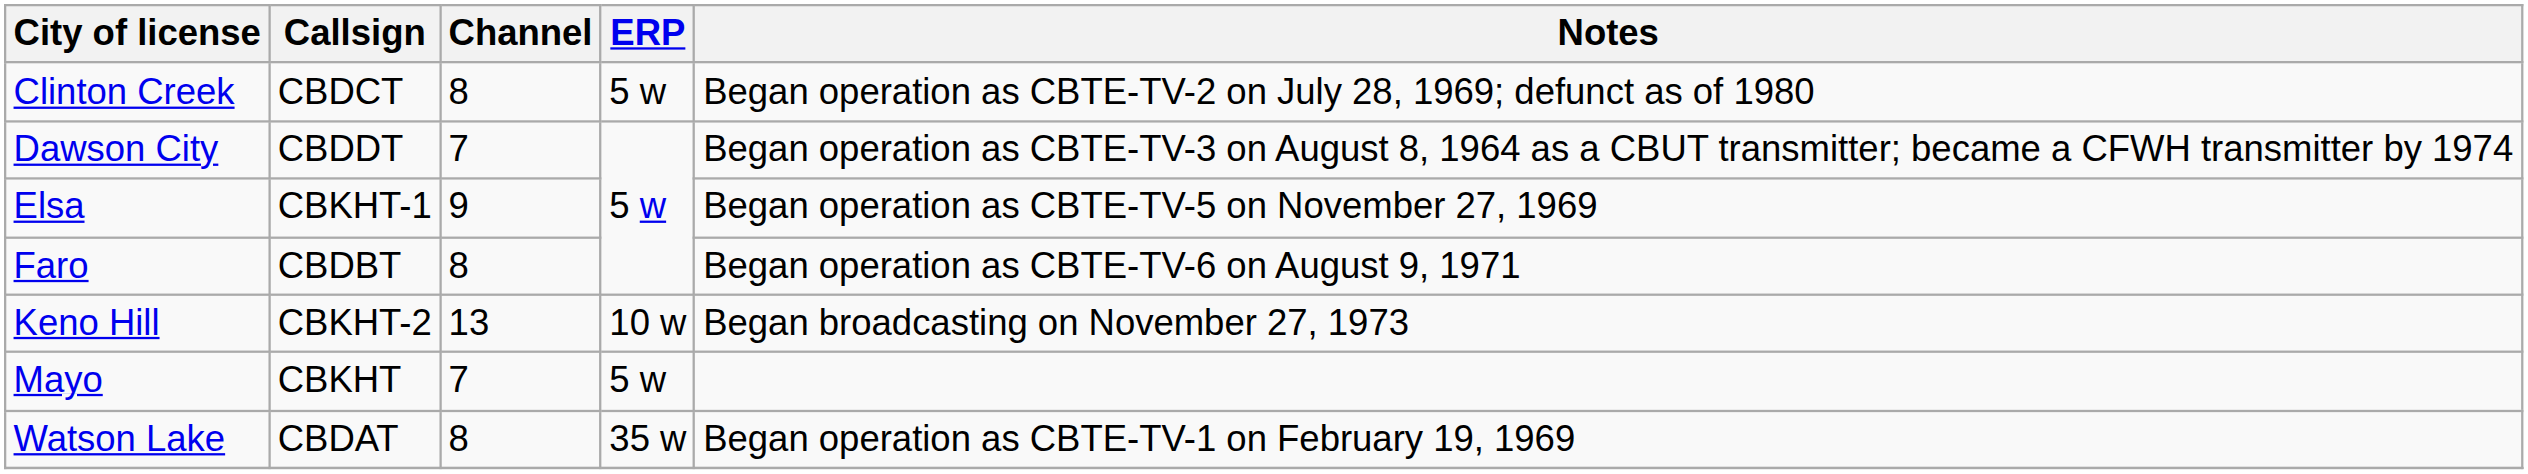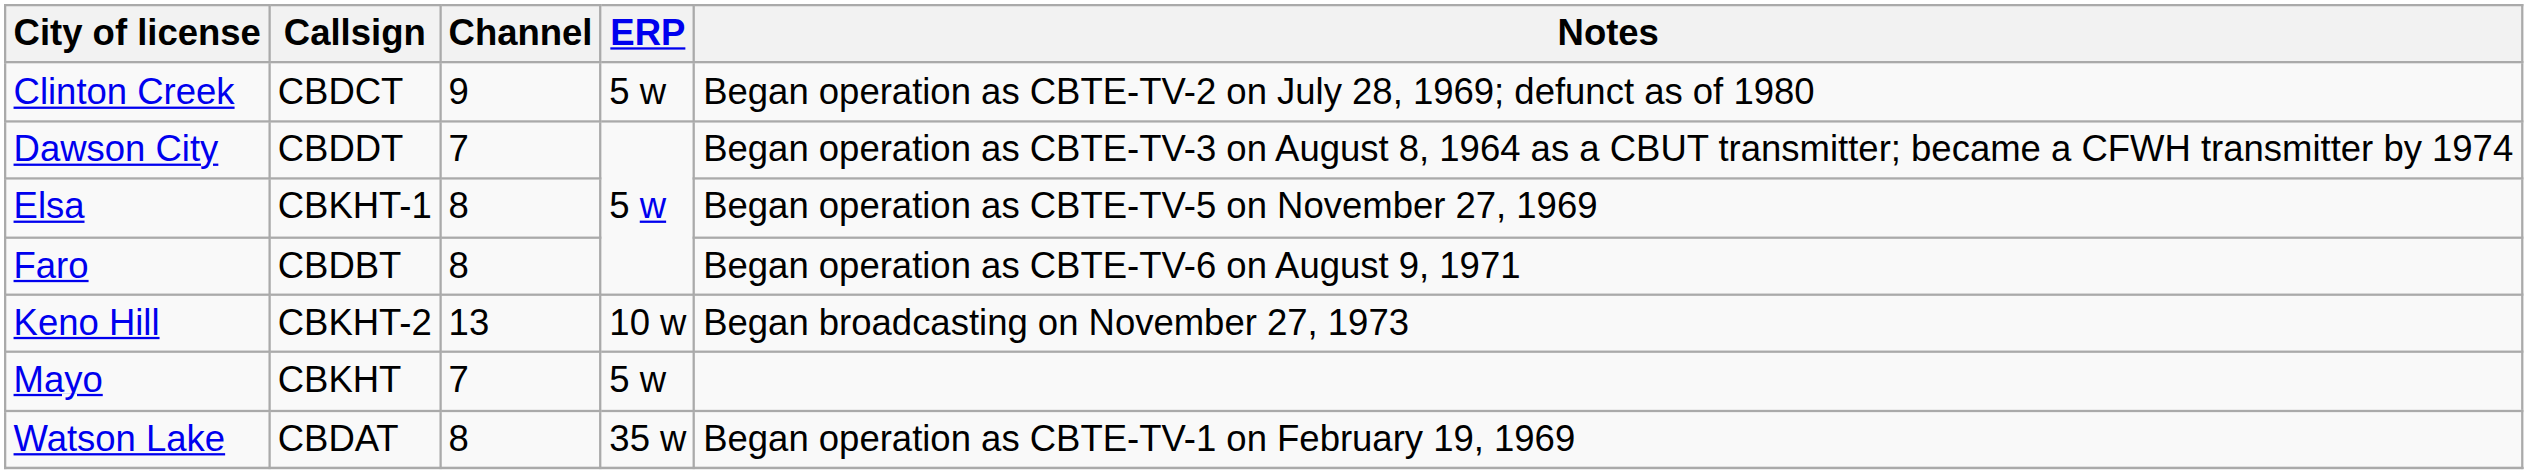(459, 91) 8 -> (459, 91) 9
(459, 206) 9 -> (459, 206) 8
